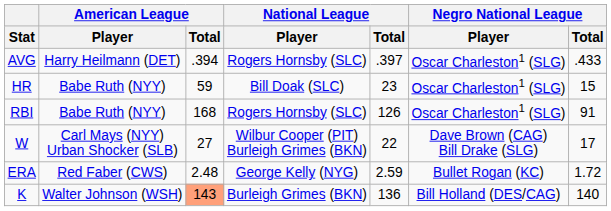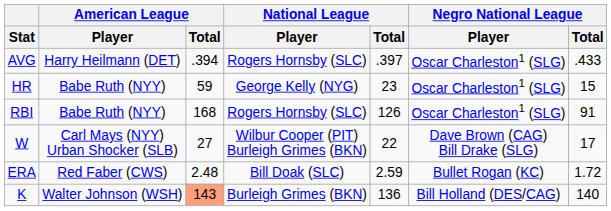(297, 86) Bill Doak (SLC) -> (297, 86) George Kelly (NYG)
(297, 172) George Kelly (NYG) -> (297, 172) Bill Doak (SLC)
